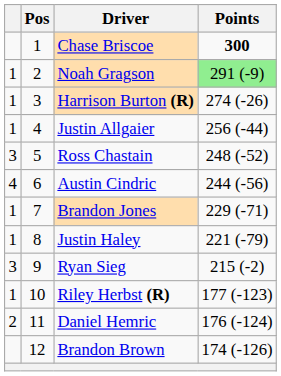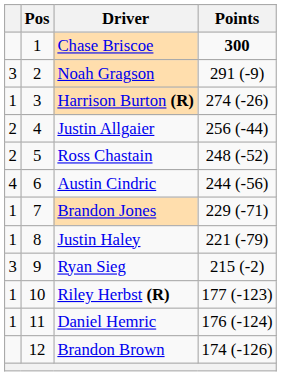(13, 73) 1 -> (13, 73) 3
(237, 73) lightgreen background -> (237, 73) no background
(13, 128) 1 -> (13, 128) 2
(13, 156) 3 -> (13, 156) 2
(13, 321) 2 -> (13, 321) 1
